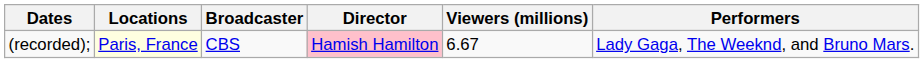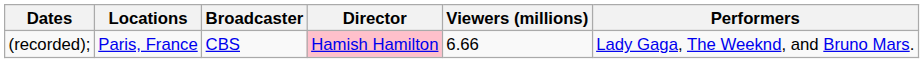(148, 44) lightyellow background -> (148, 44) no background
(463, 44) 6.67 -> (463, 44) 6.66
